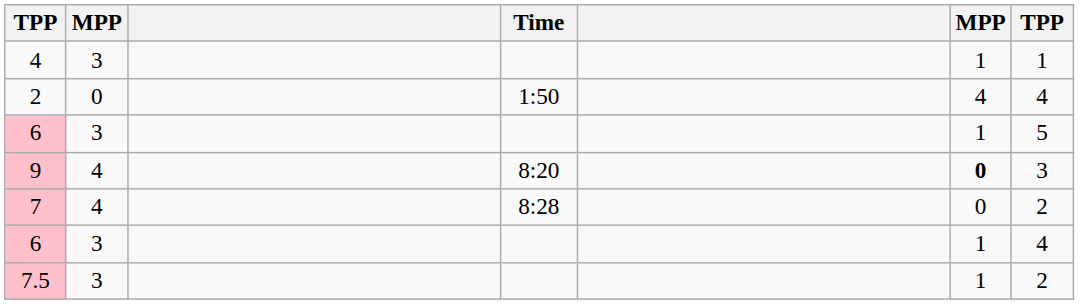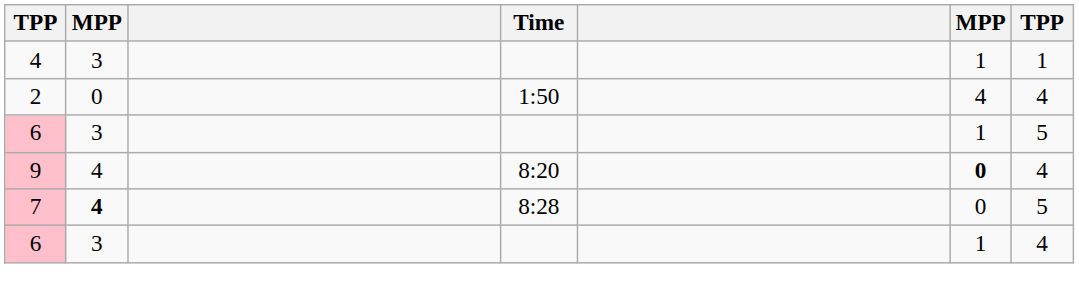(1042, 170) 3 -> (1042, 170) 4
(97, 206) normal -> (97, 206) bold
(1042, 206) 2 -> (1042, 206) 5
- row: (35, 280)
